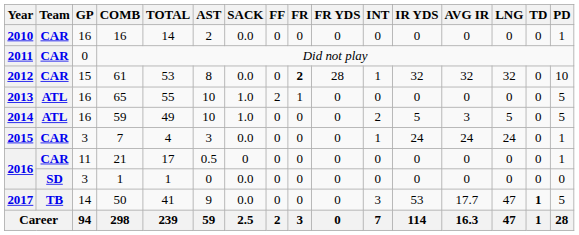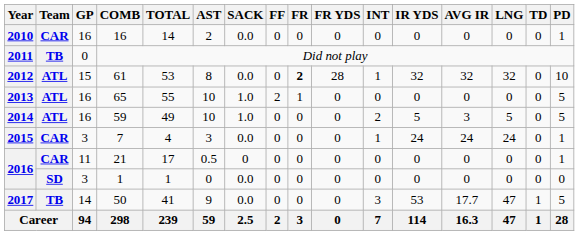(55, 55) CAR -> (55, 55) TB
(55, 76) CAR -> (55, 76) ATL
(538, 199) bold -> (538, 199) normal
